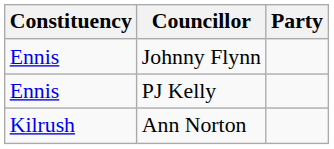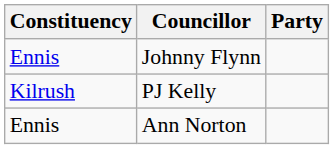(34, 90) Ennis -> (42, 90) Kilrush
(42, 125) Kilrush -> (34, 125) Ennis
